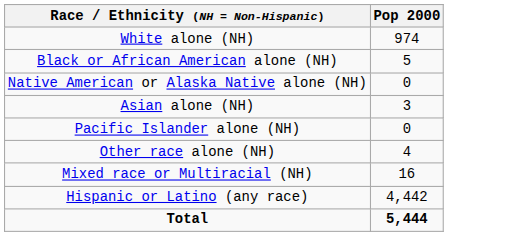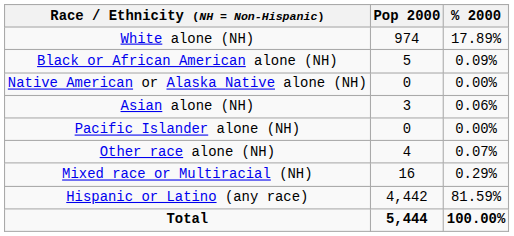+ column: (476, 16)
